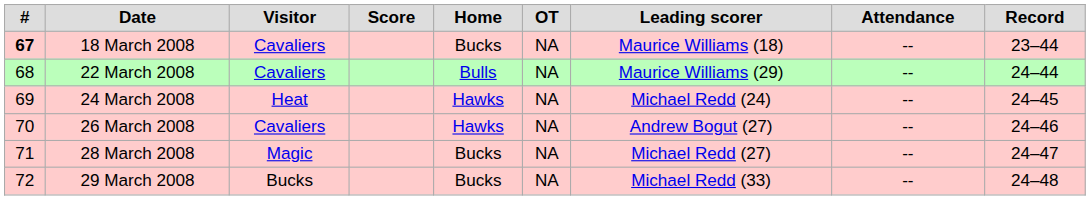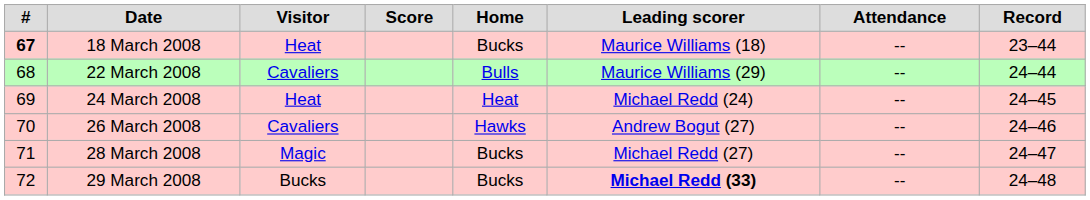- column: (547, 18)
(290, 45) Cavaliers -> (303, 45) Heat
(478, 99) Hawks -> (500, 99) Heat
(701, 180) normal -> (683, 180) bold
